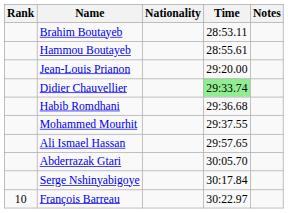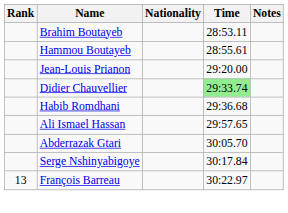- row: (89, 124)
(21, 198) 10 -> (21, 180) 13
